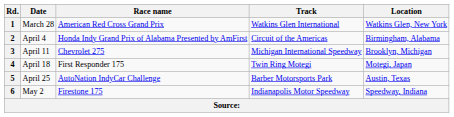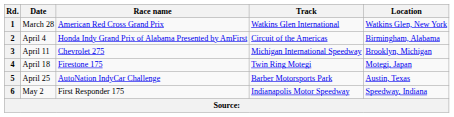(91, 64) First Responder 175 -> (80, 64) Firestone 175
(80, 91) Firestone 175 -> (91, 91) First Responder 175
